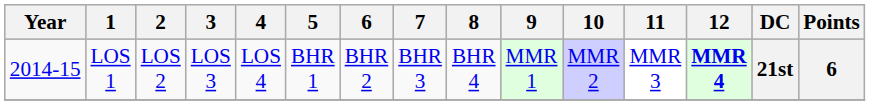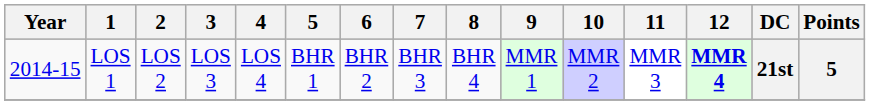(832, 69) 6 -> (832, 69) 5
